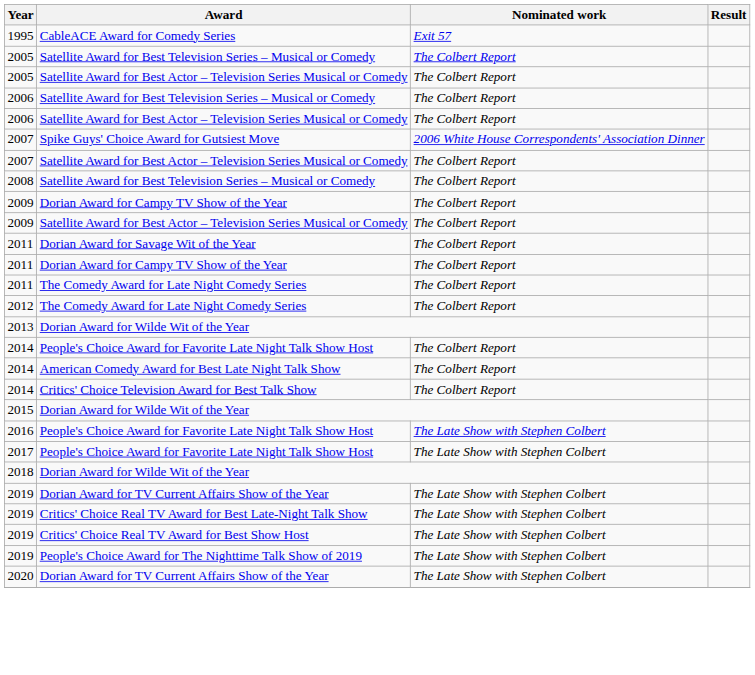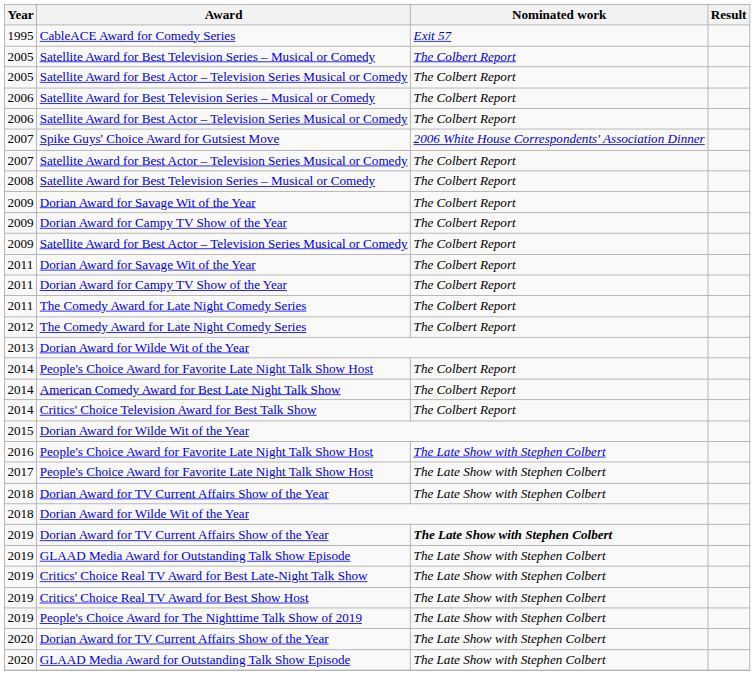+ row: (21, 202)
+ row: (21, 493)
(510, 493) normal -> (513, 535) bold
+ row: (21, 555)
+ row: (21, 659)
